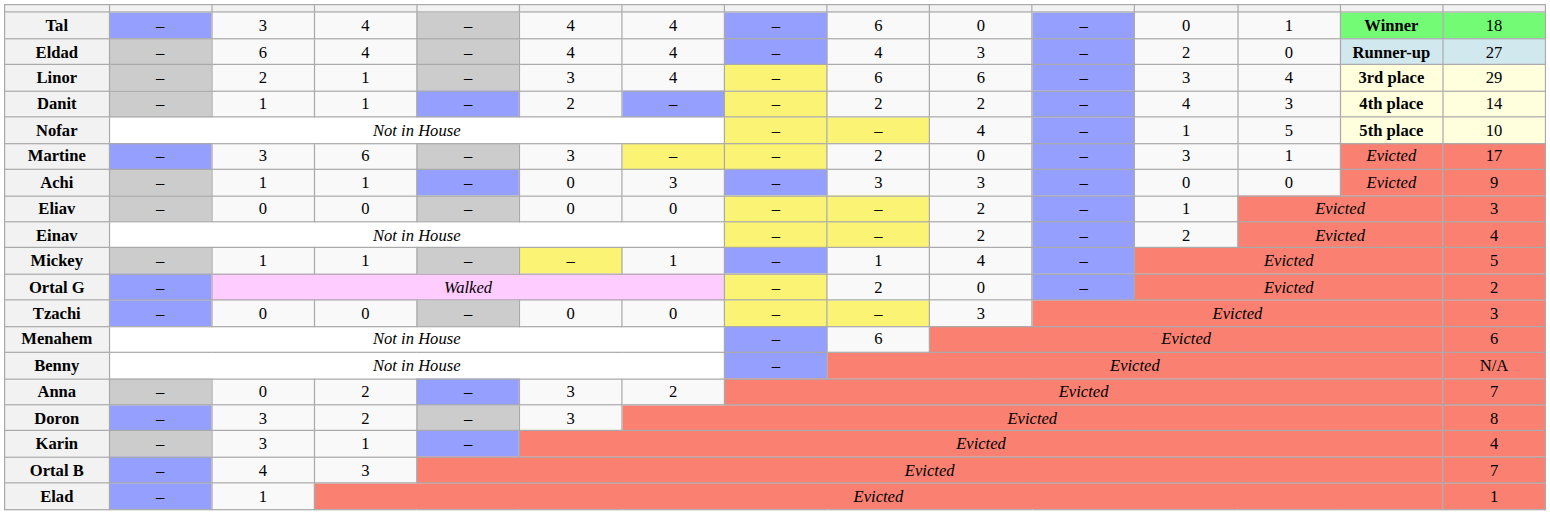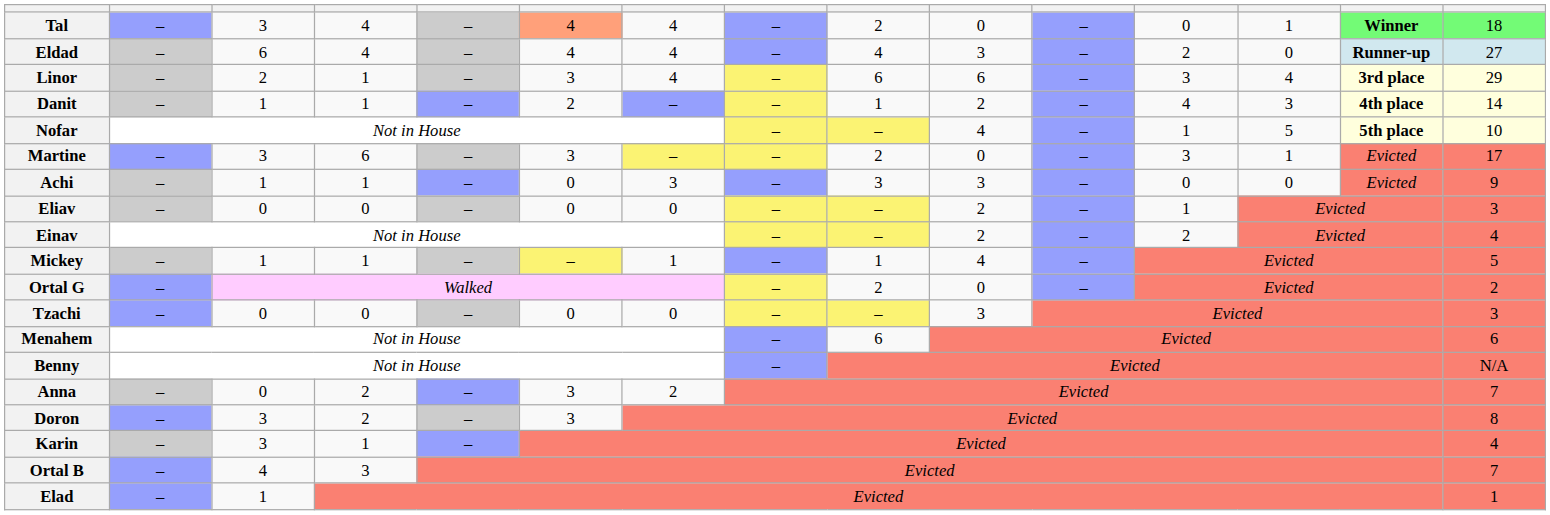(571, 25) no background -> (571, 25) lightsalmon background
(878, 25) 6 -> (878, 25) 2
(878, 104) 2 -> (878, 104) 1
